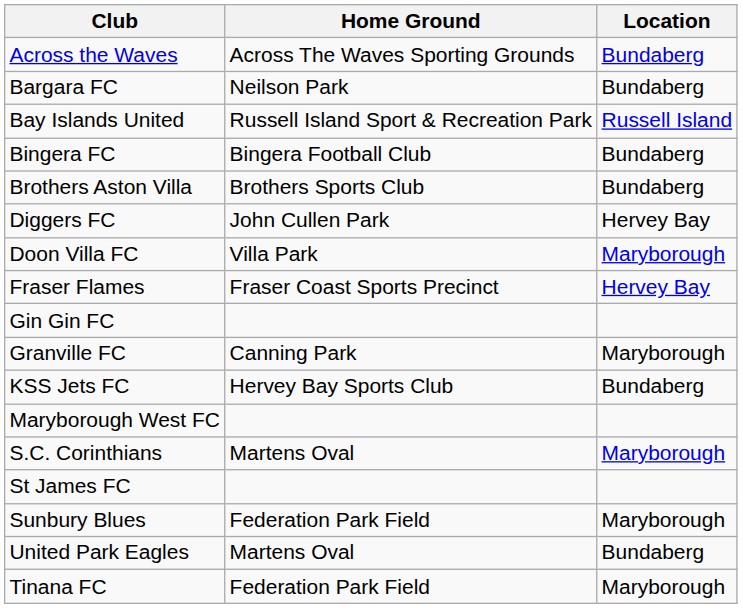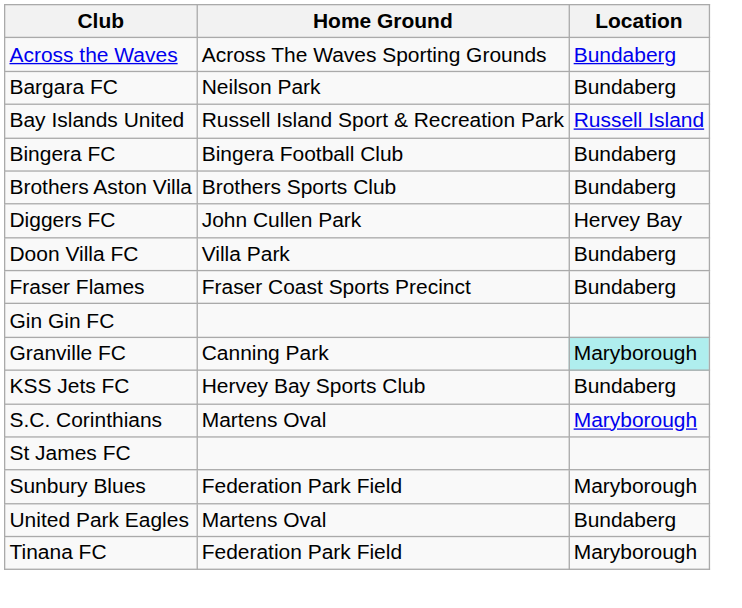(663, 253) Maryborough -> (625, 253) Bundaberg
(656, 287) Hervey Bay -> (625, 287) Bundaberg
(663, 353) no background -> (635, 353) paleturquoise background
- row: (115, 420)
